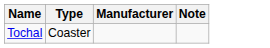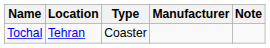+ column: (73, 14)
